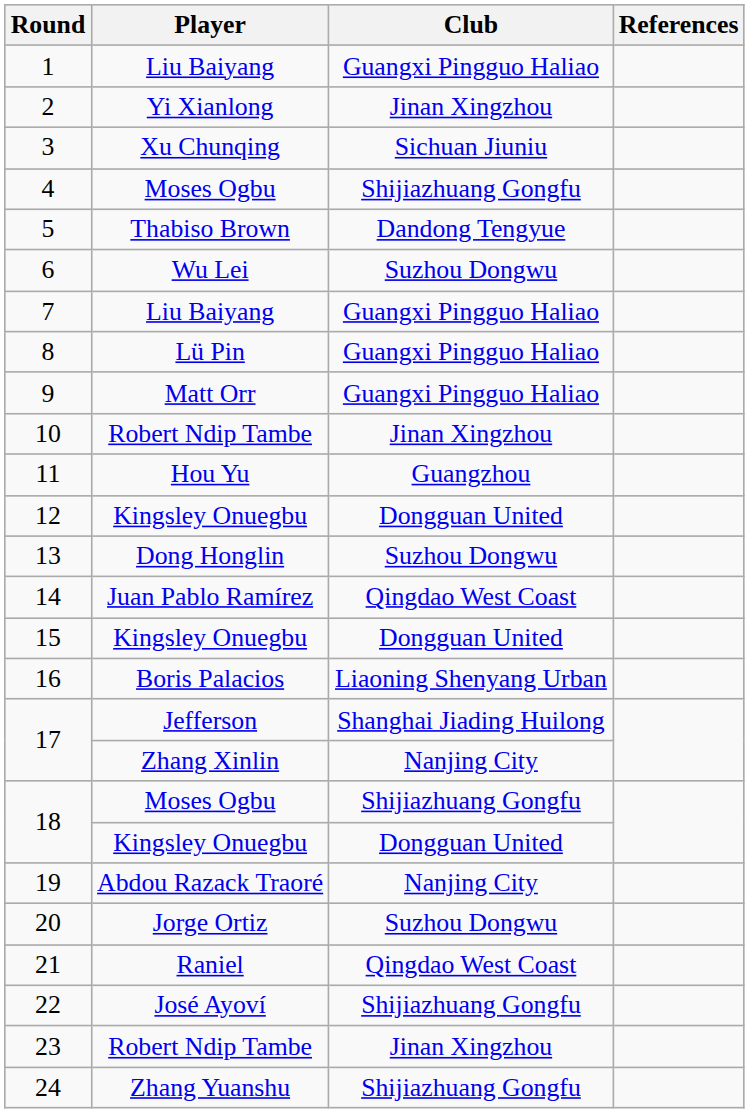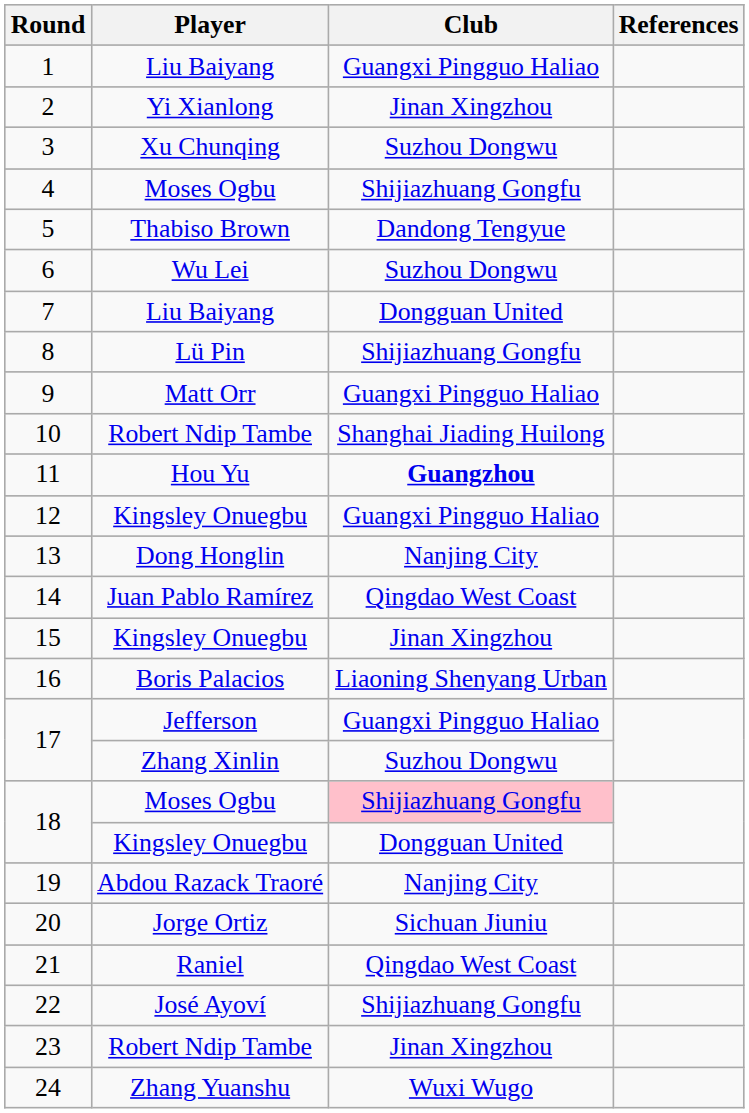(471, 147) Sichuan Jiuniu -> (471, 147) Suzhou Dongwu
(471, 310) Guangxi Pingguo Haliao -> (471, 310) Dongguan United
(471, 351) Guangxi Pingguo Haliao -> (471, 351) Shijiazhuang Gongfu
(471, 433) Jinan Xingzhou -> (471, 433) Shanghai Jiading Huilong
(471, 474) normal -> (471, 474) bold
(471, 515) Dongguan United -> (471, 515) Guangxi Pingguo Haliao
(471, 556) Suzhou Dongwu -> (471, 556) Nanjing City
(471, 637) Dongguan United -> (471, 637) Jinan Xingzhou
(471, 719) Shanghai Jiading Huilong -> (471, 719) Guangxi Pingguo Haliao
(471, 760) Nanjing City -> (471, 760) Suzhou Dongwu
(471, 801) no background -> (471, 801) pink background
(471, 923) Suzhou Dongwu -> (471, 923) Sichuan Jiuniu
(471, 1087) Shijiazhuang Gongfu -> (471, 1087) Wuxi Wugo
